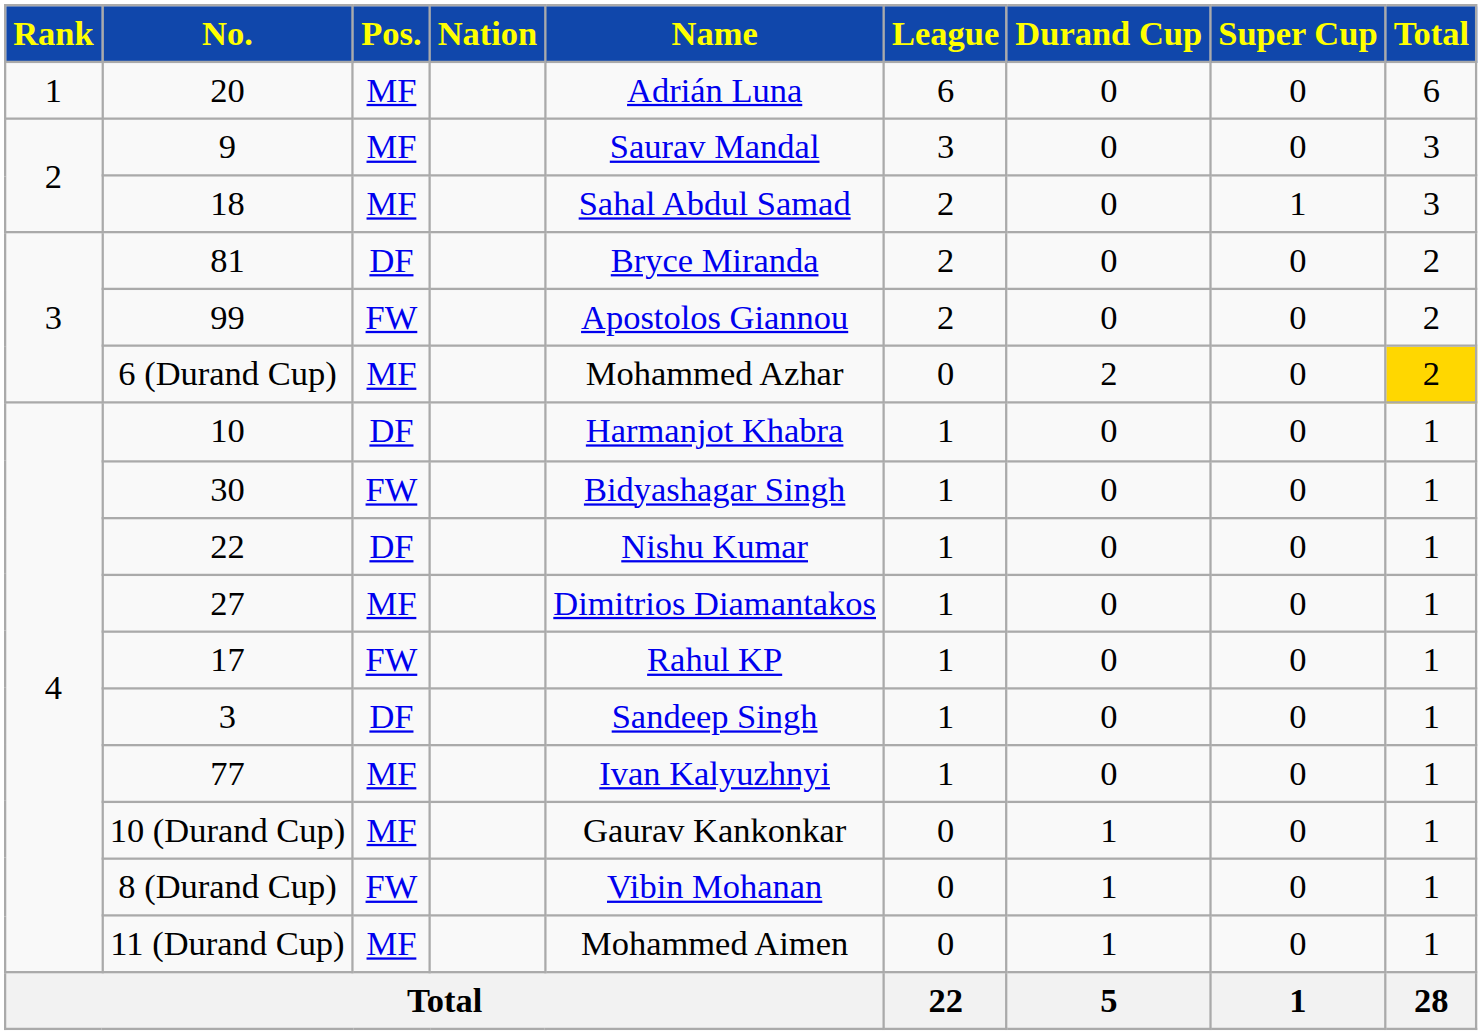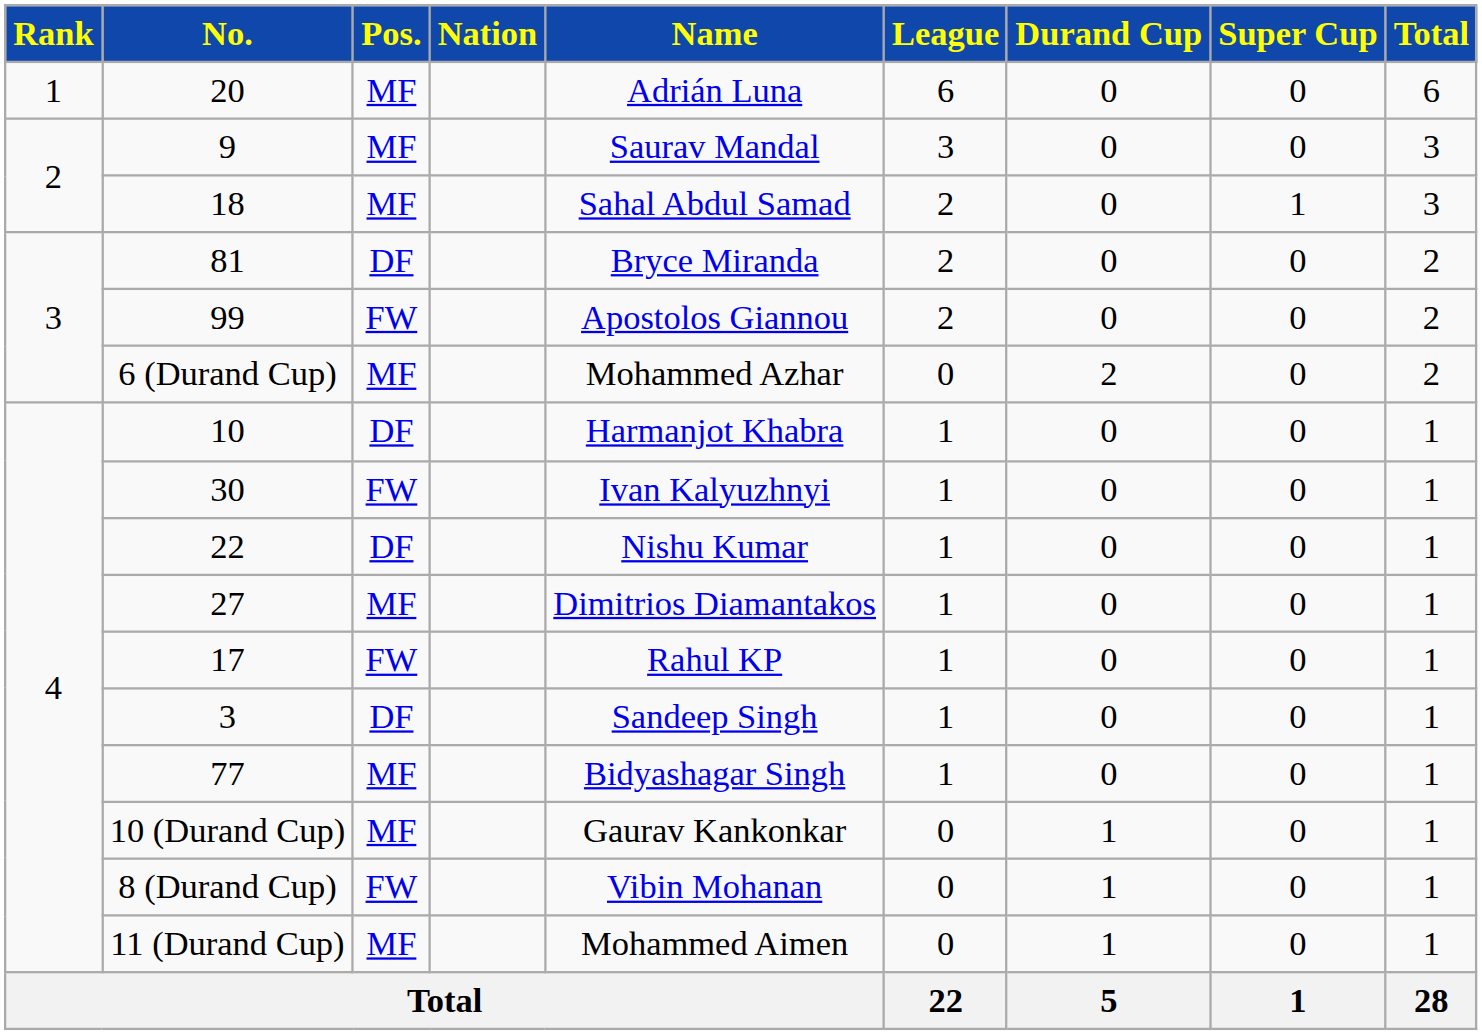(1431, 374) gold background -> (1431, 374) no background
(715, 488) Bidyashagar Singh -> (715, 488) Ivan Kalyuzhnyi
(715, 772) Ivan Kalyuzhnyi -> (715, 772) Bidyashagar Singh
